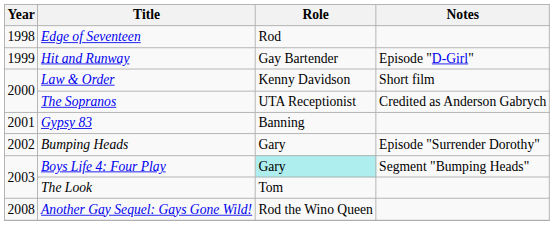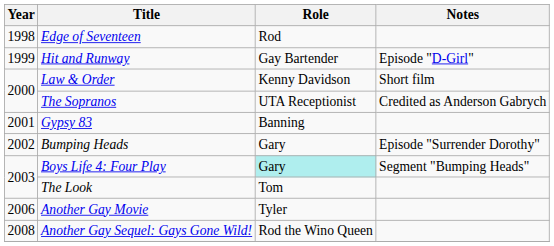+ row: (95, 209)
